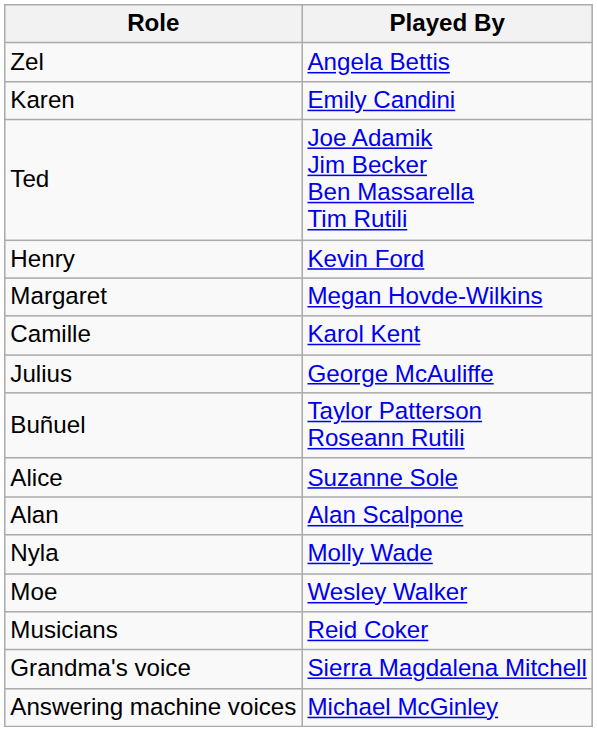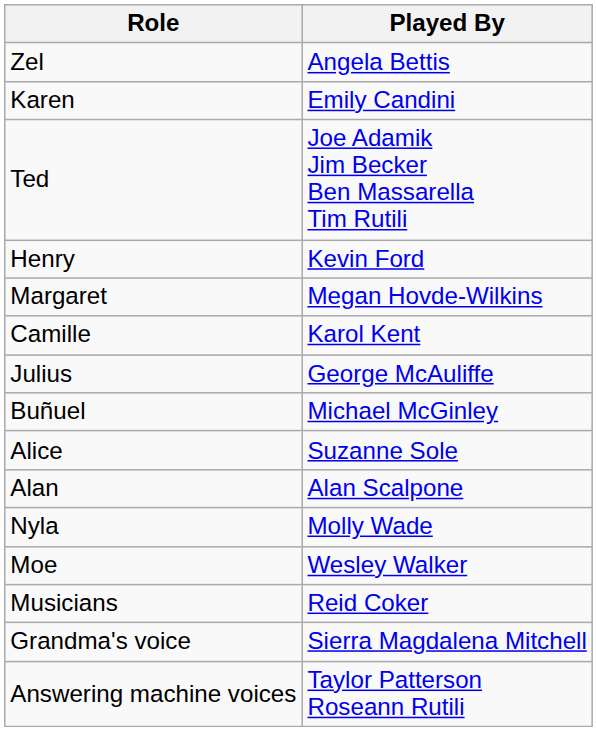(395, 425) Taylor Patterson Roseann Rutili -> (403, 411) Michael McGinley
(403, 707) Michael McGinley -> (395, 693) Taylor Patterson Roseann Rutili
